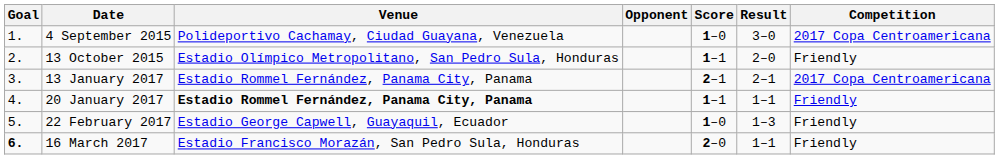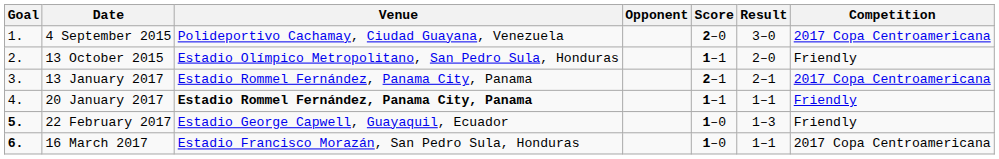(714, 37) 1–0 -> (714, 37) 2–0
(16, 122) normal -> (16, 122) bold
(714, 144) 2–0 -> (714, 144) 1–0
(825, 144) Friendly -> (892, 144) 2017 Copa Centroamericana
